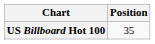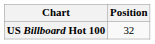(129, 30) 35 -> (129, 30) 32
